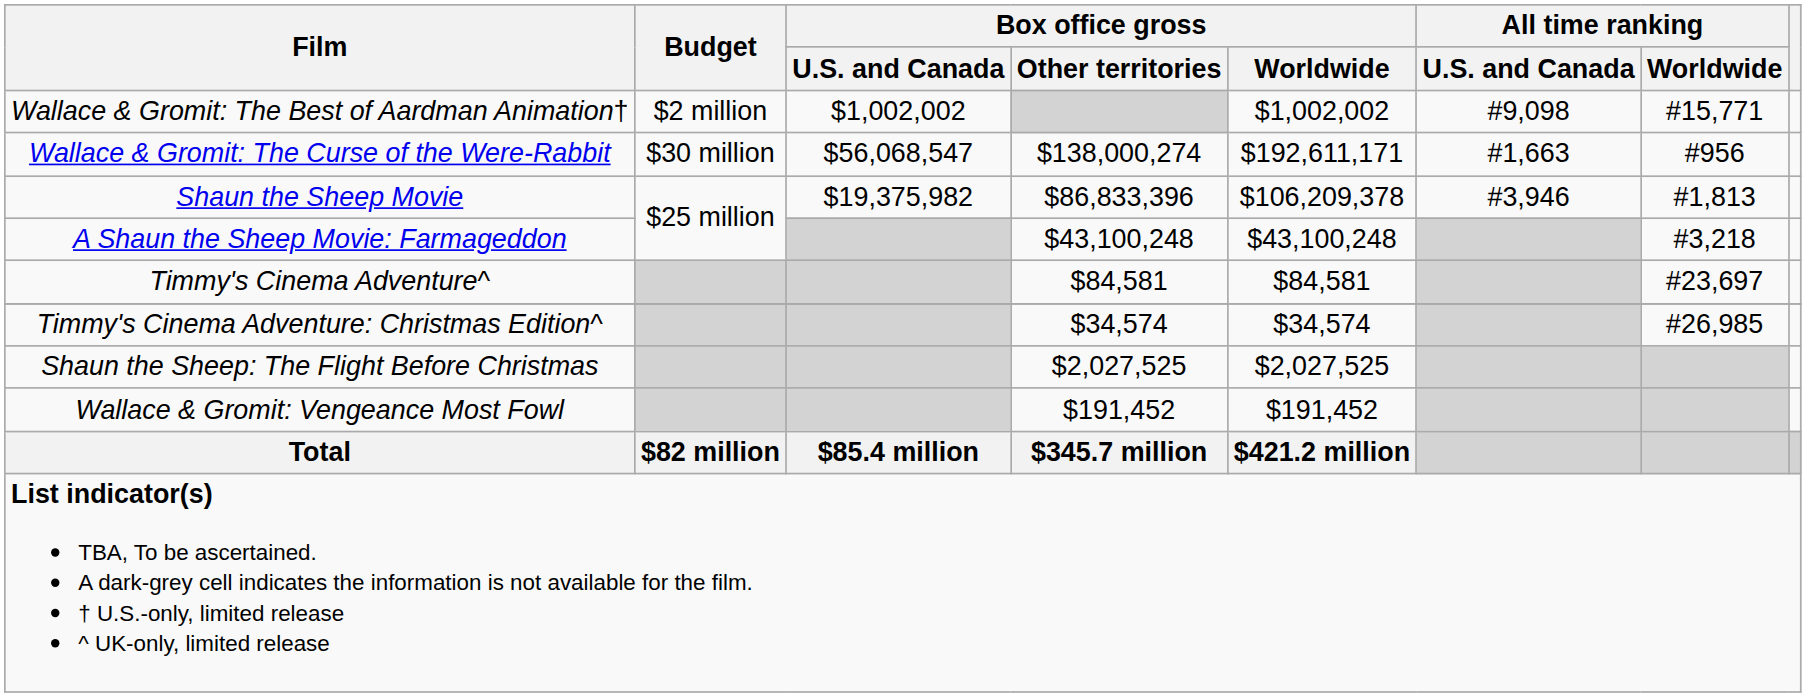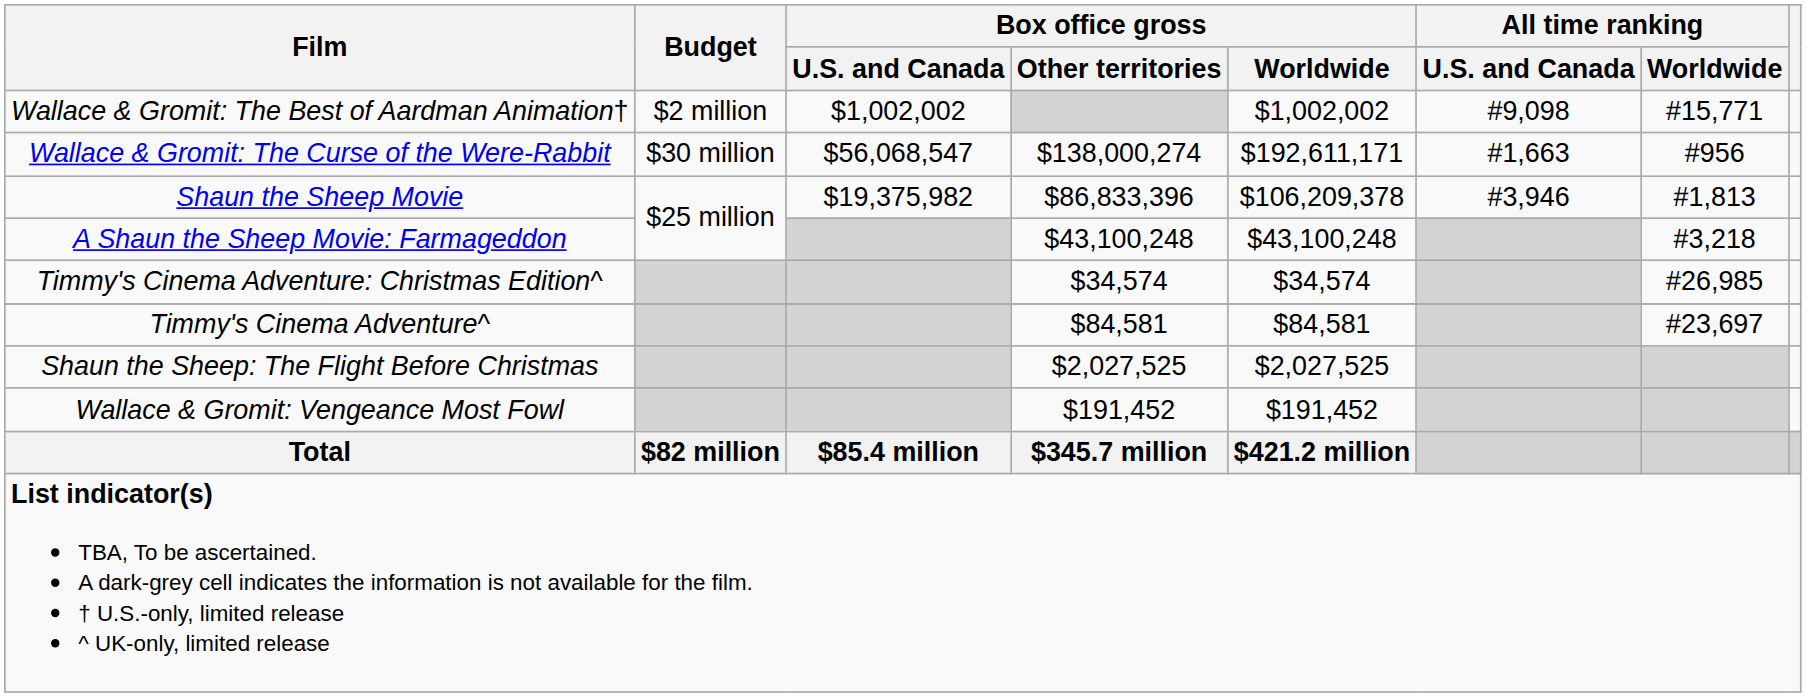rows swapped: (320, 281) <-> (320, 324)
